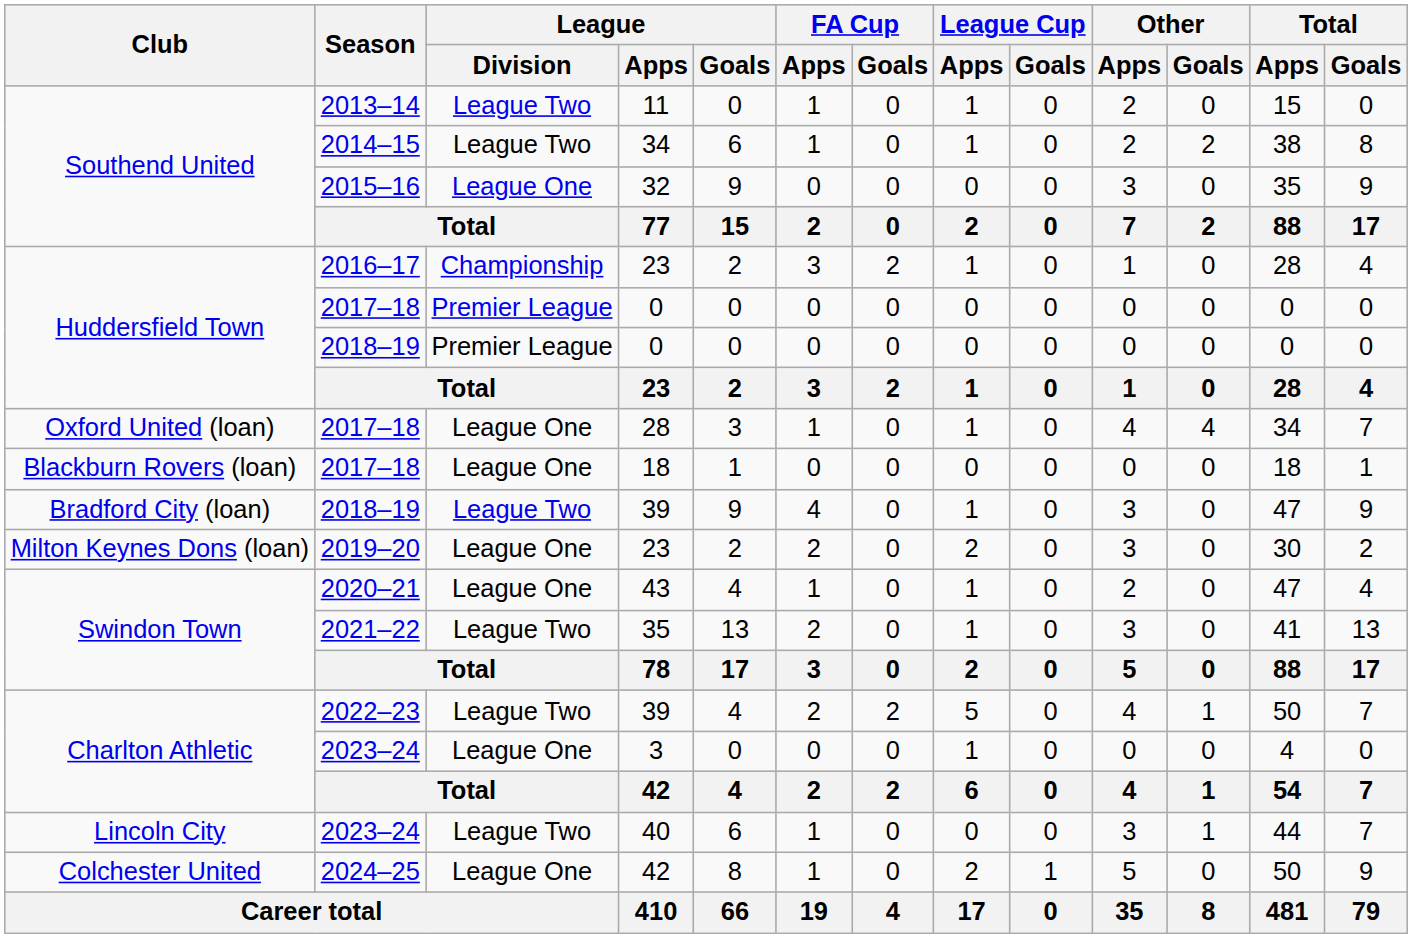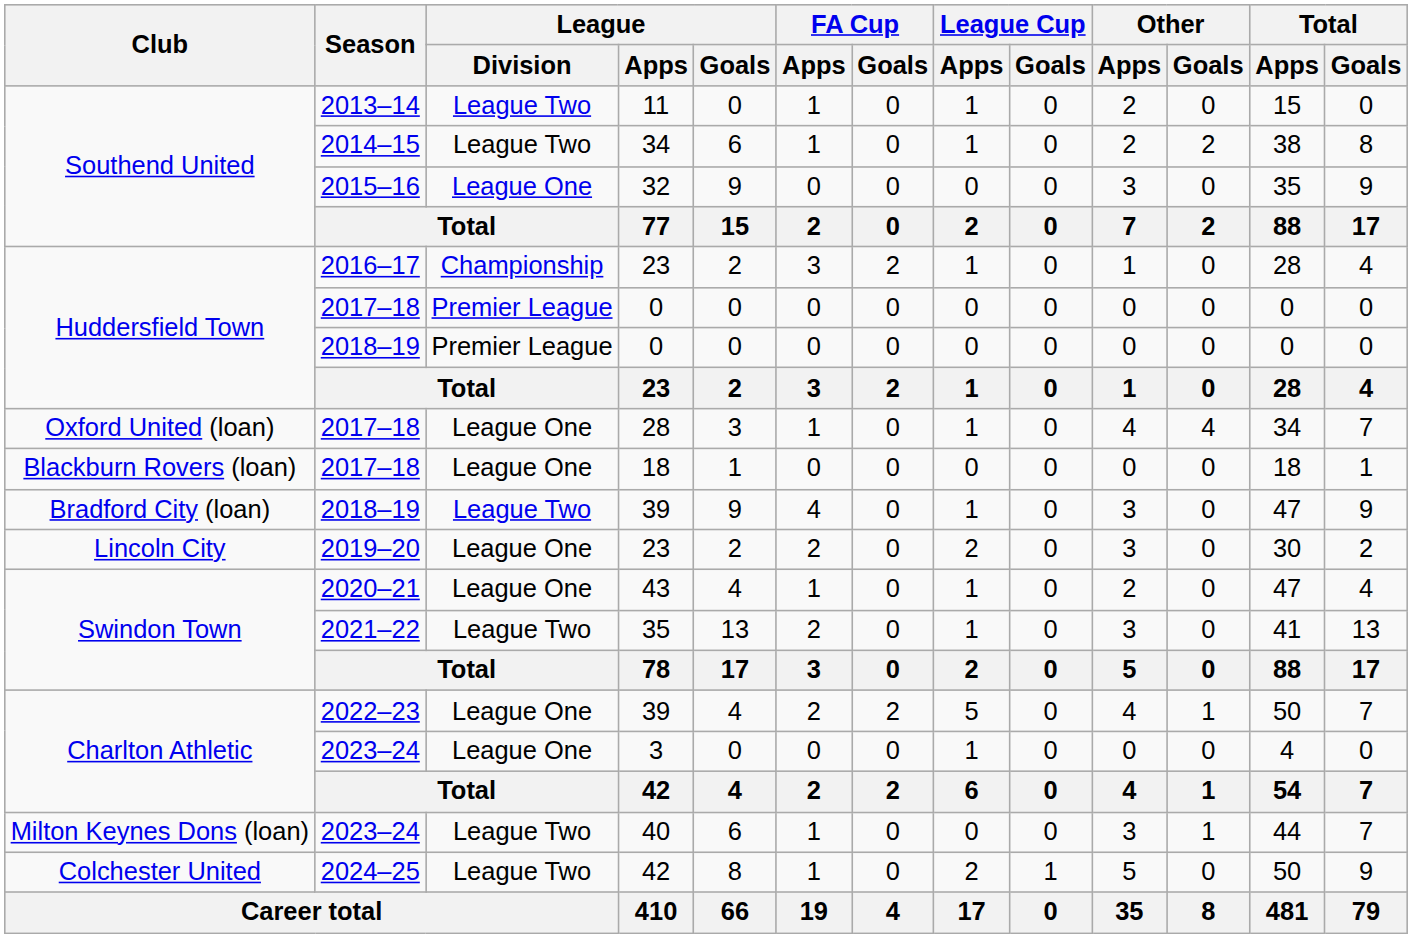(160, 549) Milton Keynes Dons (loan) -> (160, 549) Lincoln City
(522, 710) League Two -> (522, 710) League One
(160, 831) Lincoln City -> (160, 831) Milton Keynes Dons (loan)
(522, 871) League One -> (522, 871) League Two
